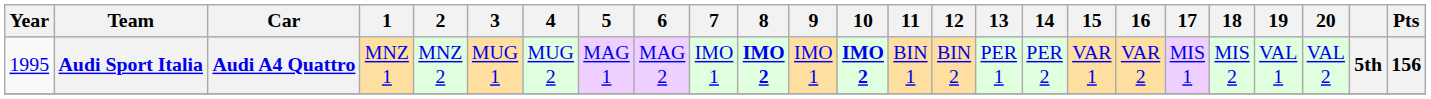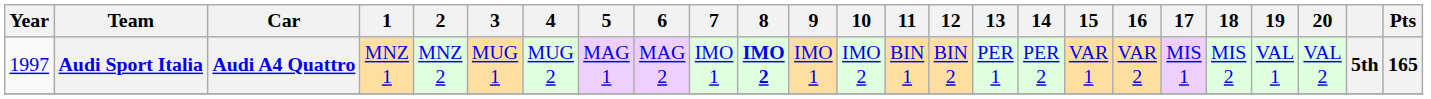(29, 64) 1995 -> (29, 64) 1997
(863, 64) bold -> (861, 64) normal
(1406, 64) 156 -> (1403, 64) 165
